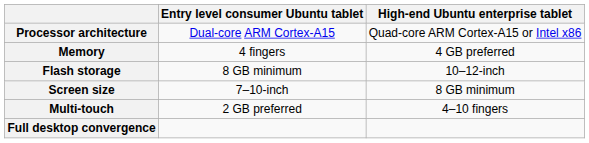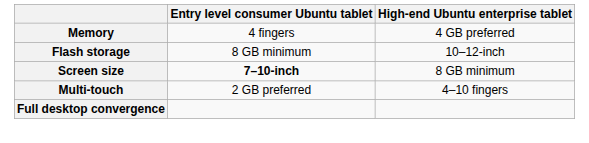- row: (82, 33)
(262, 90) normal -> (272, 71) bold
